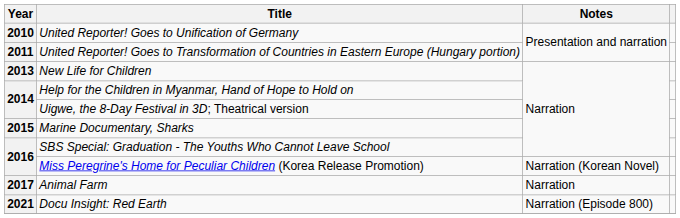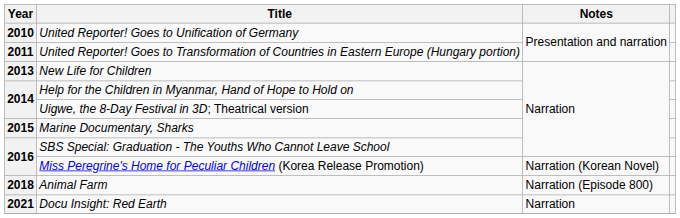(20, 185) 2017 -> (20, 185) 2018
(550, 185) Narration -> (589, 185) Narration (Episode 800)
(589, 204) Narration (Episode 800) -> (550, 204) Narration
